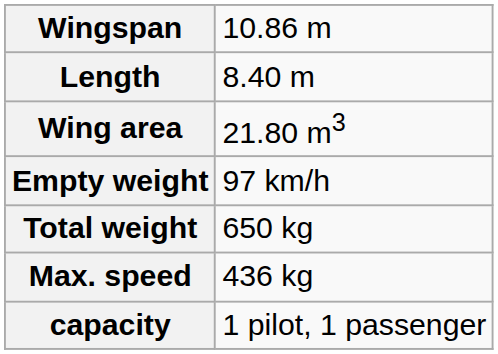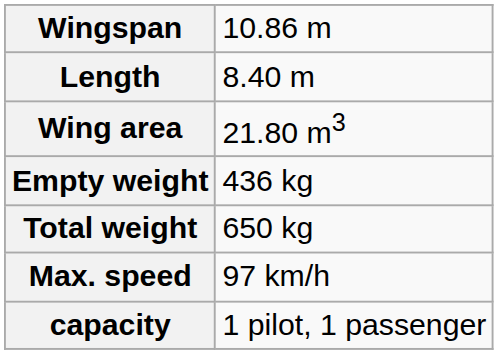(276, 180) 97 km/h -> (268, 180) 436 kg
(268, 276) 436 kg -> (276, 276) 97 km/h
